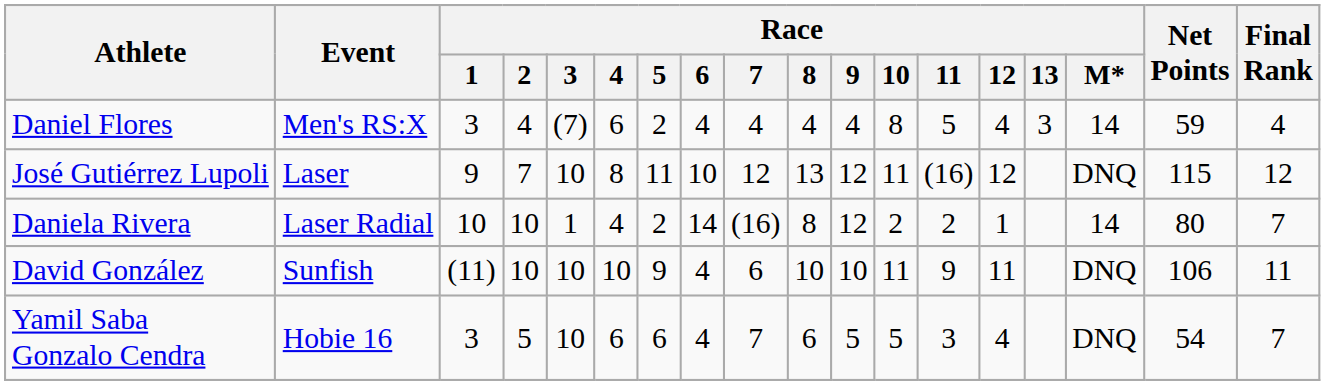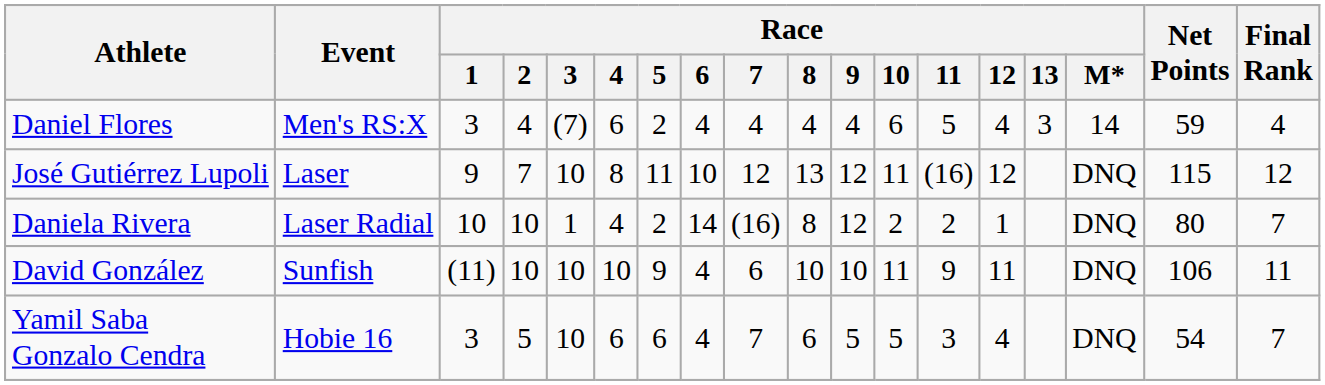(896, 124) 8 -> (896, 124) 6
(1104, 222) 14 -> (1104, 222) DNQ
